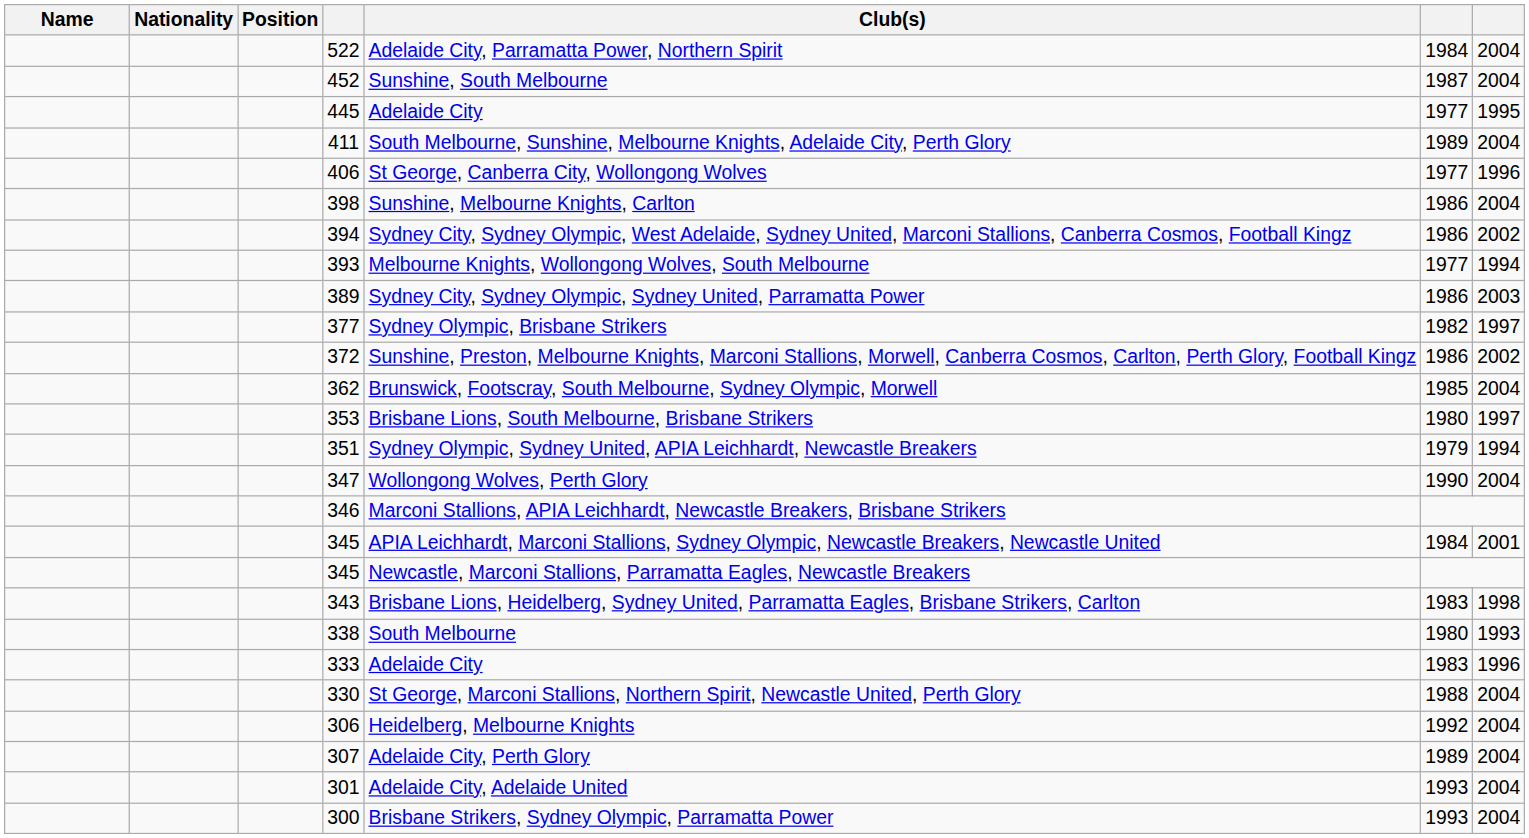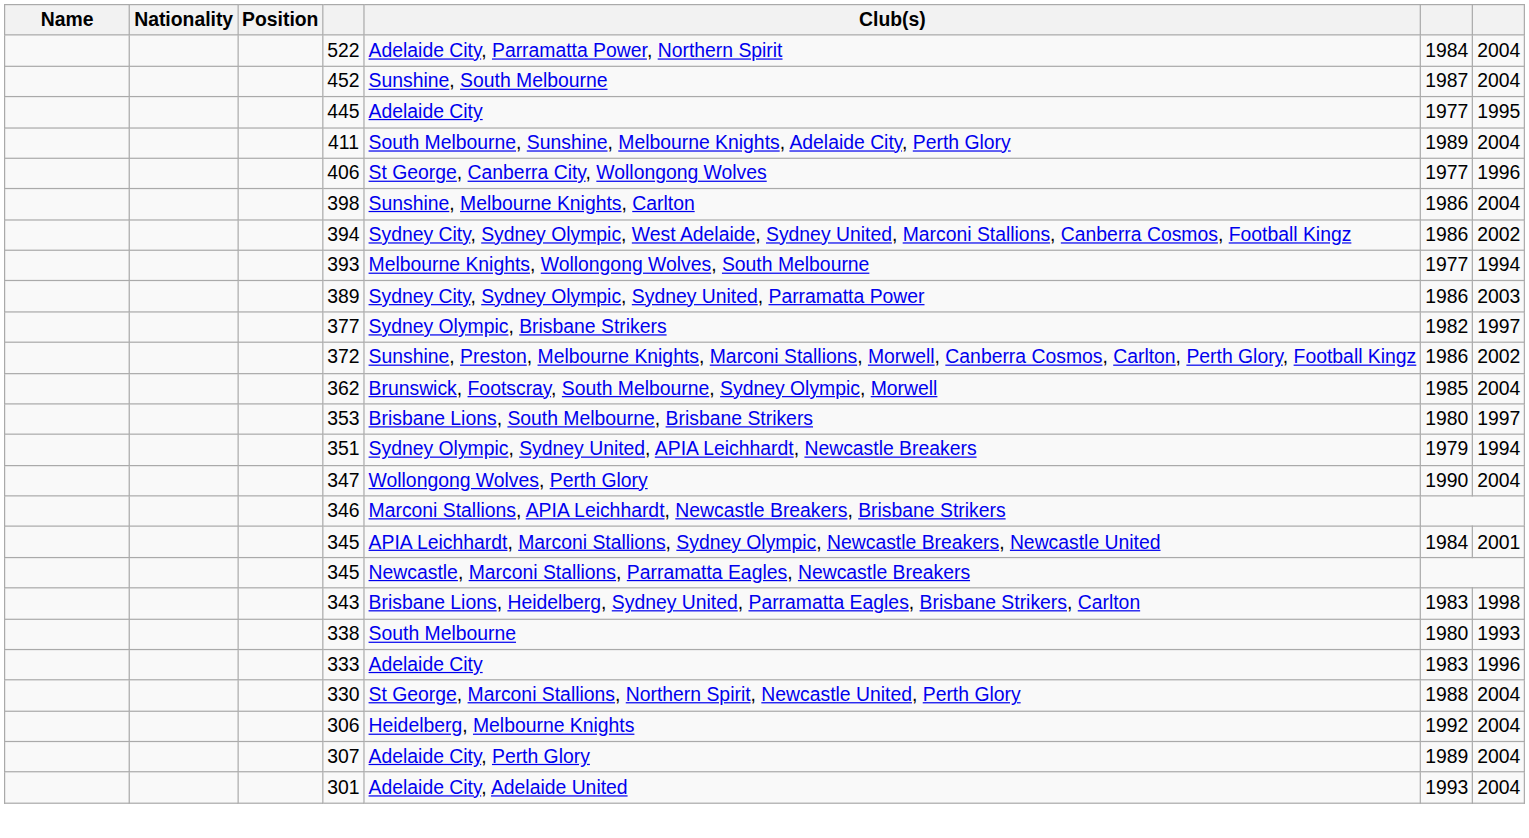- row: (67, 818)
